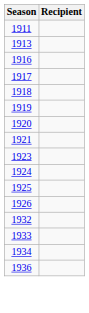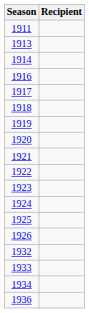+ row: (21, 60)
+ row: (21, 172)
